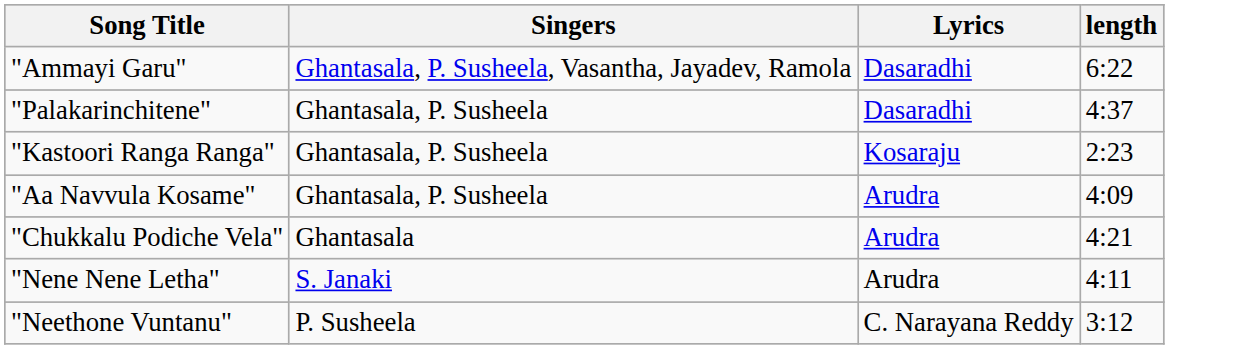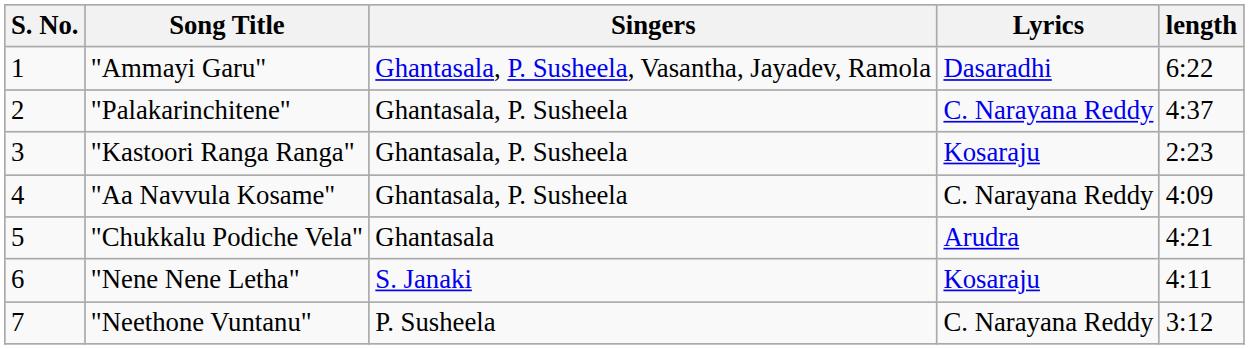+ column: (45, 25)
(918, 110) Dasaradhi -> (1048, 110) C. Narayana Reddy
(901, 195) Arudra -> (1048, 195) C. Narayana Reddy
(901, 279) Arudra -> (992, 279) Kosaraju
